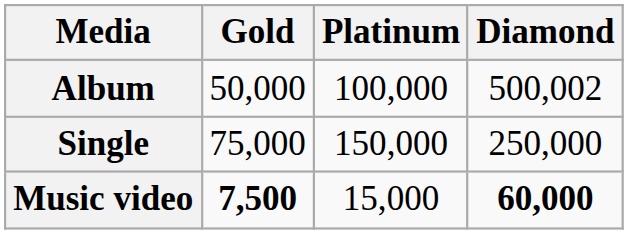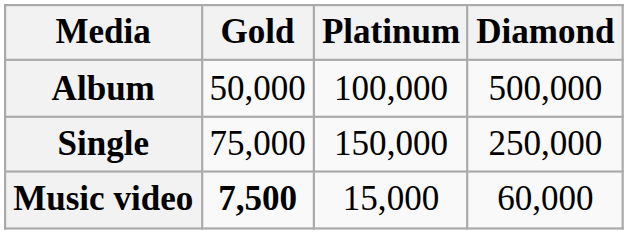(545, 87) 500,002 -> (545, 87) 500,000
(545, 198) bold -> (545, 198) normal
